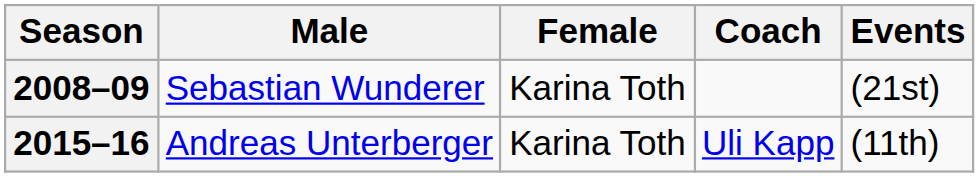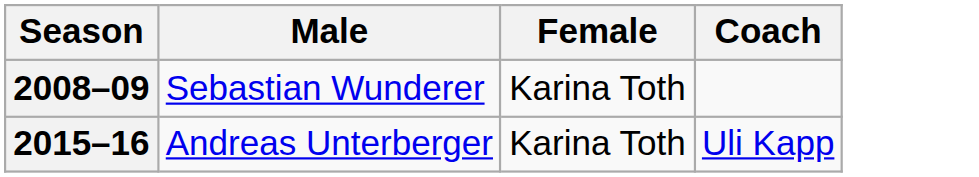- column: (908, 32)
